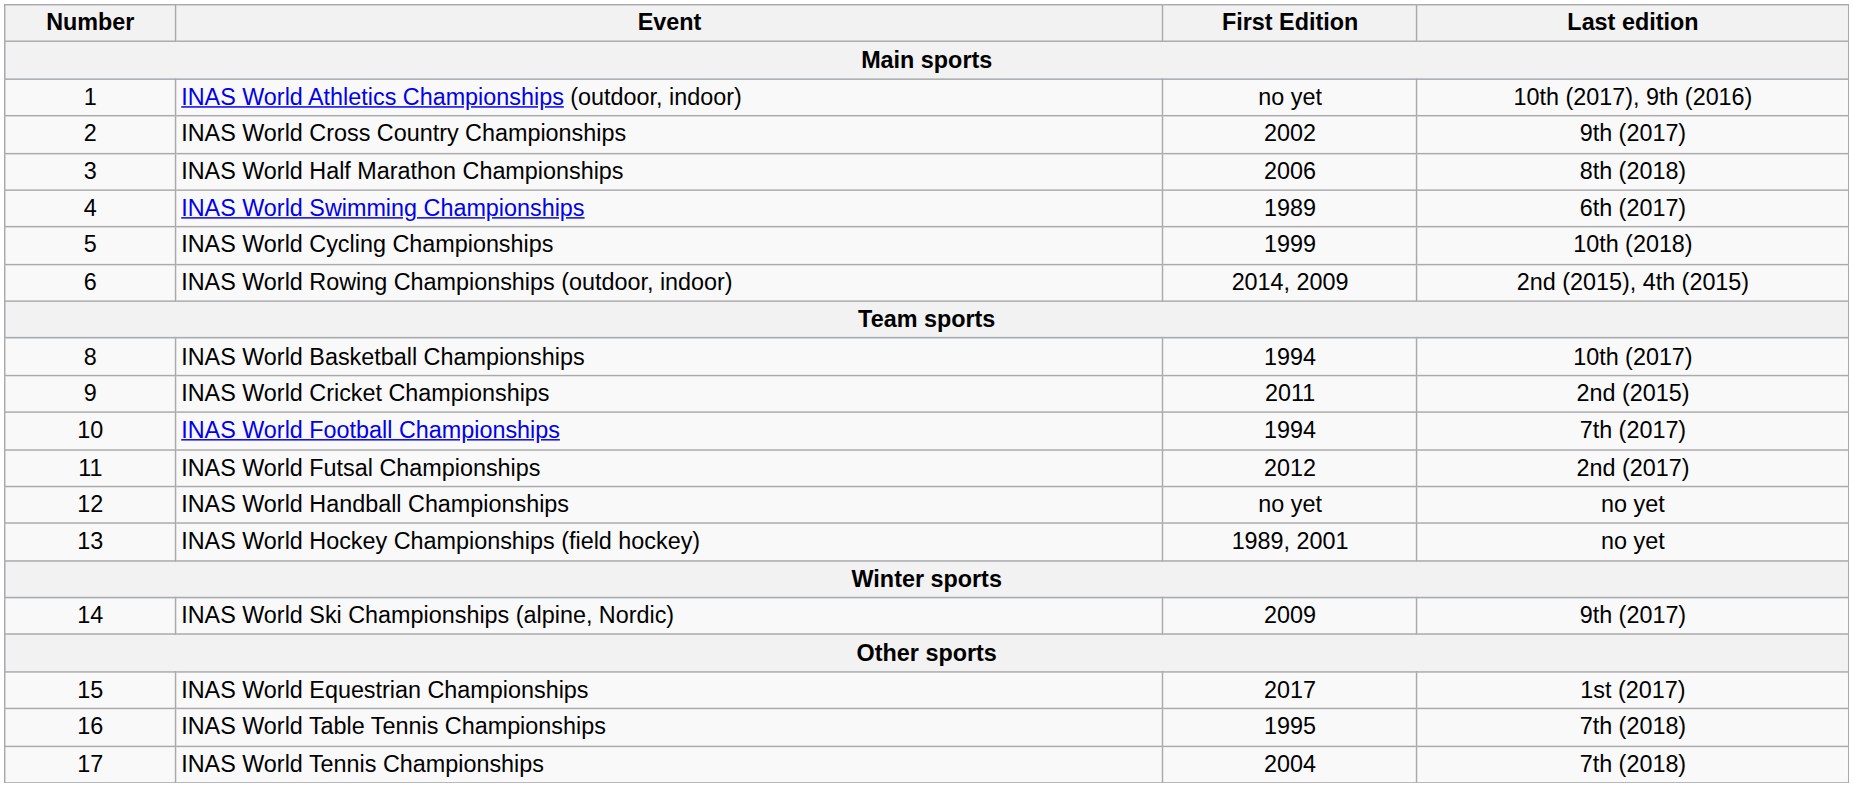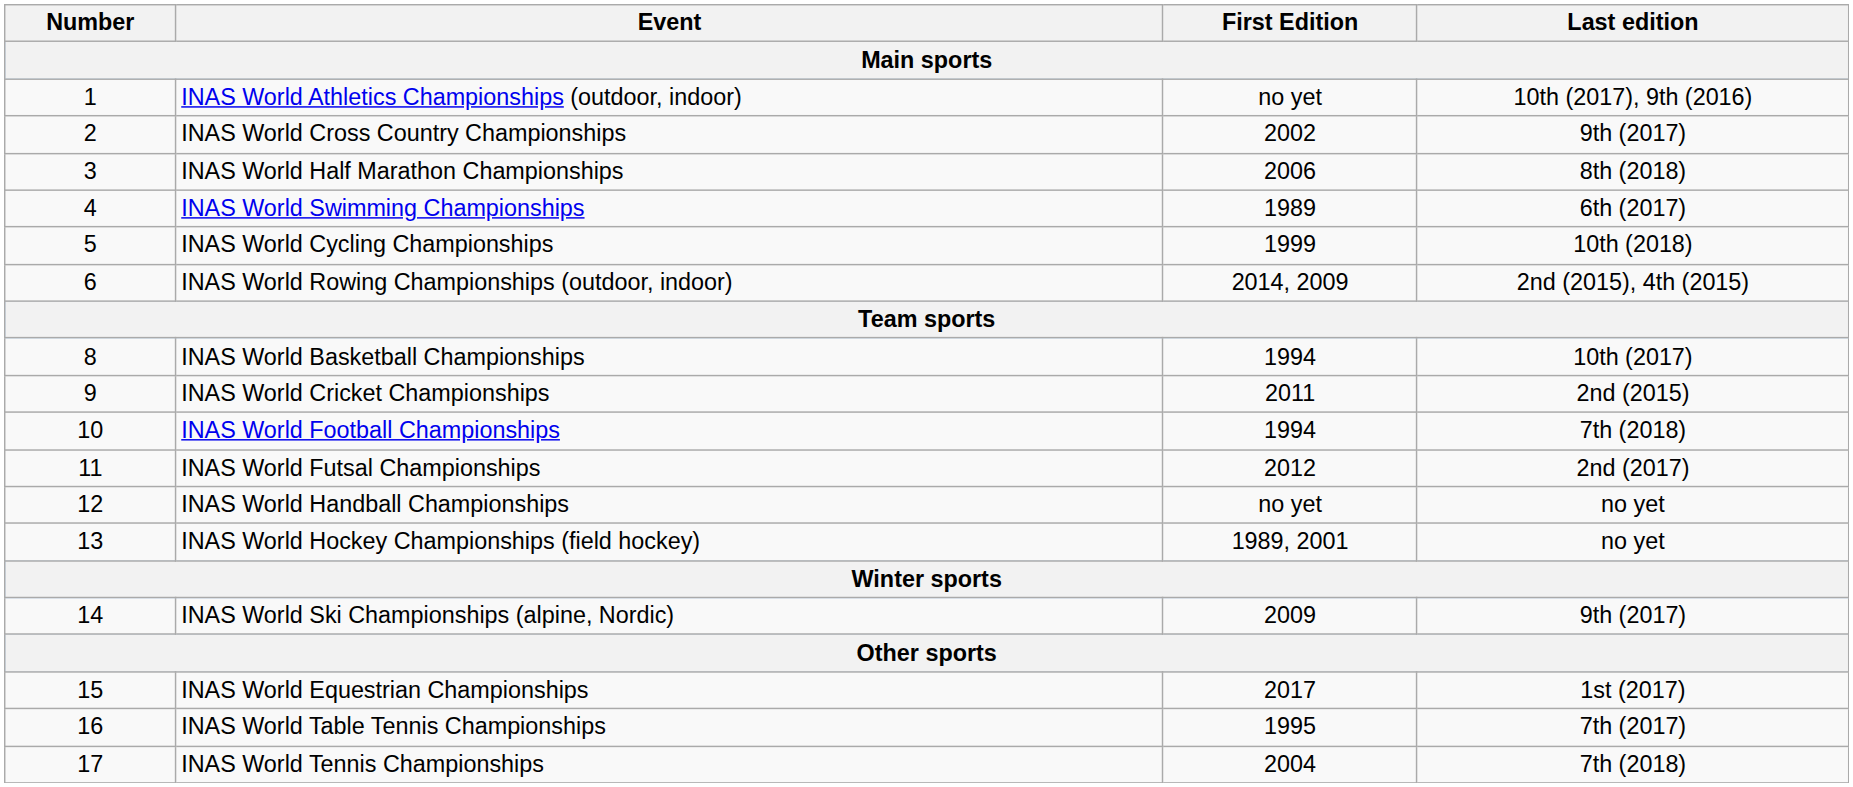(1633, 430) 7th (2017) -> (1633, 430) 7th (2018)
(1633, 726) 7th (2018) -> (1633, 726) 7th (2017)
